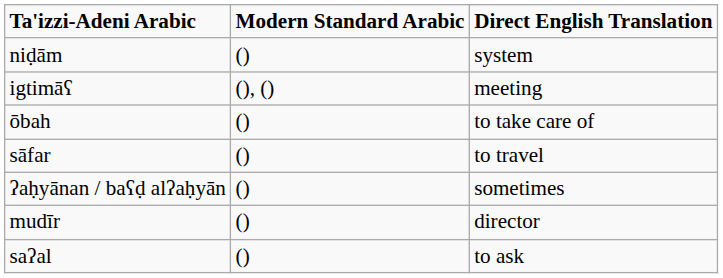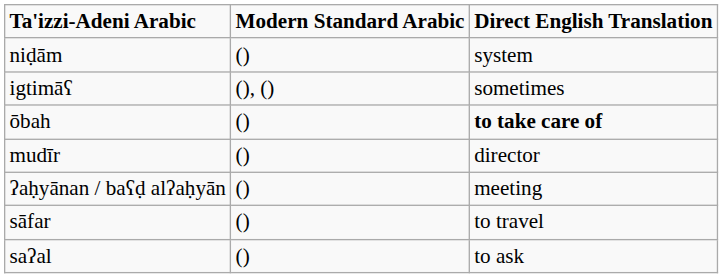(508, 88) meeting -> (519, 88) sometimes
(534, 121) normal -> (538, 121) bold
rows swapped: (35, 222) <-> (30, 155)
(519, 188) sometimes -> (508, 188) meeting
